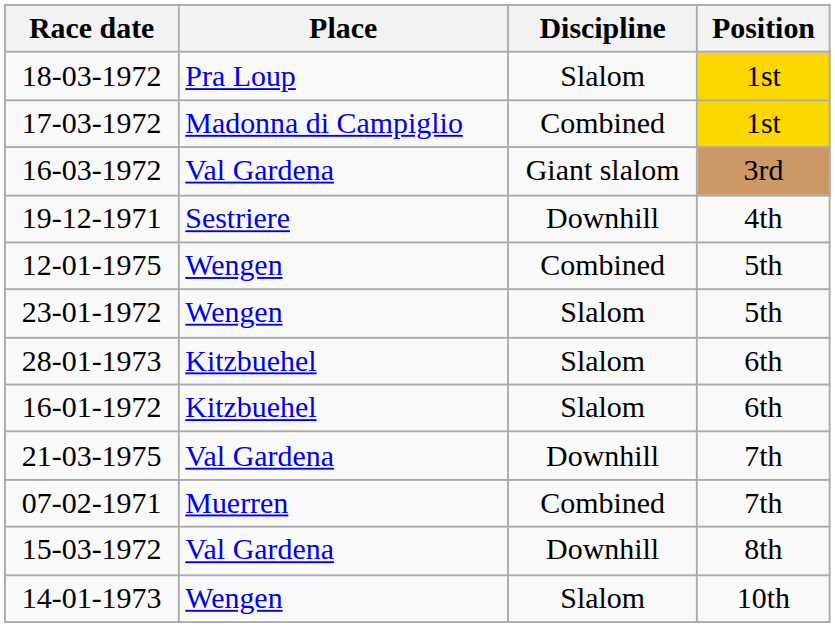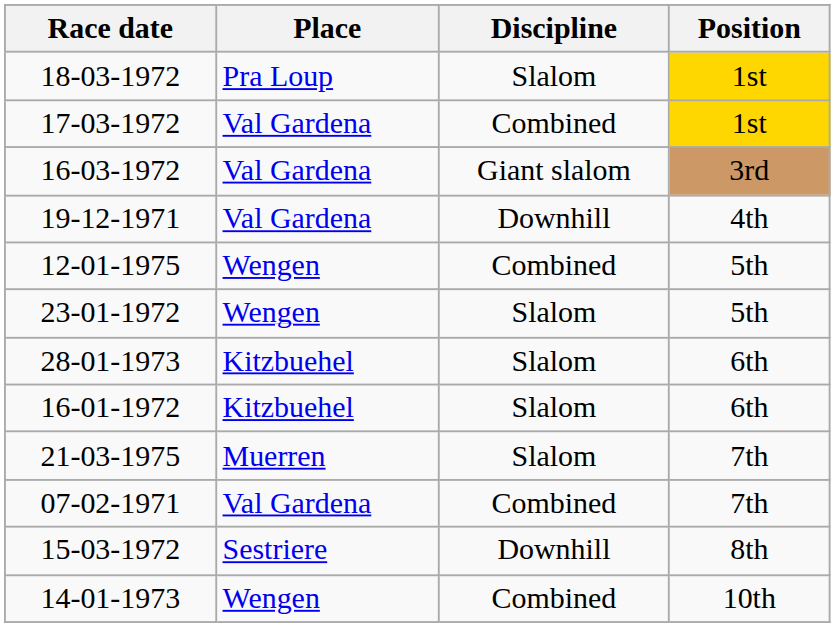(324, 123) Madonna di Campiglio -> (297, 123) Val Gardena
(238, 218) Sestriere -> (297, 218) Val Gardena
(260, 455) Val Gardena -> (274, 455) Muerren
(603, 455) Downhill -> (554, 455) Slalom
(237, 502) Muerren -> (297, 502) Val Gardena
(260, 550) Val Gardena -> (275, 550) Sestriere
(603, 597) Slalom -> (554, 597) Combined
